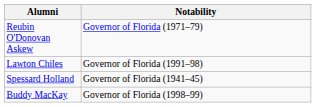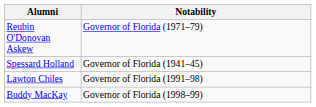rows swapped: (35, 64) <-> (40, 79)
